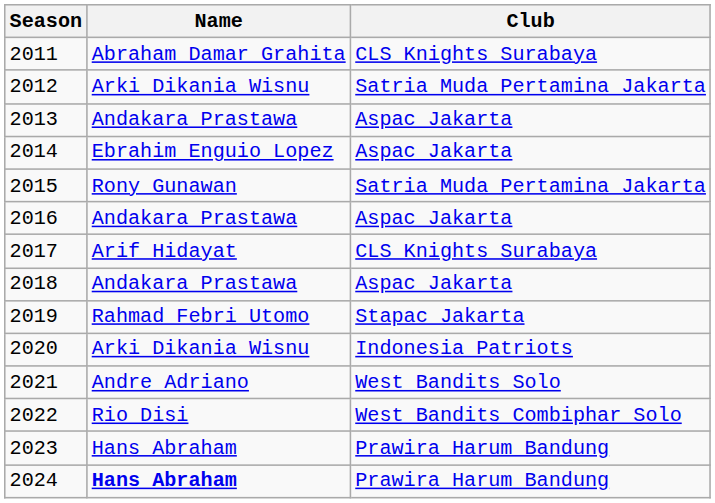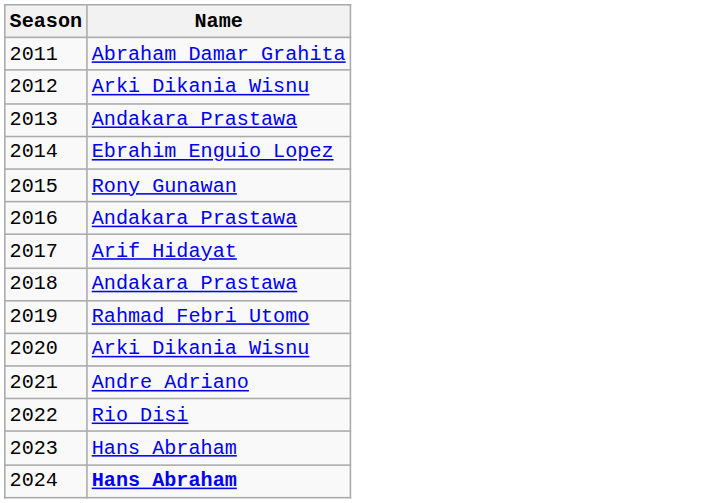- column: (531, 21)
